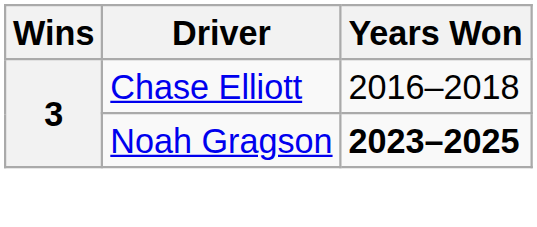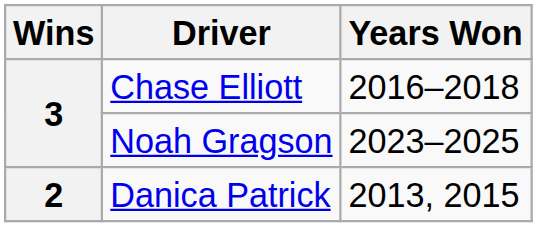(434, 141) bold -> (434, 141) normal
+ row: (220, 195)
